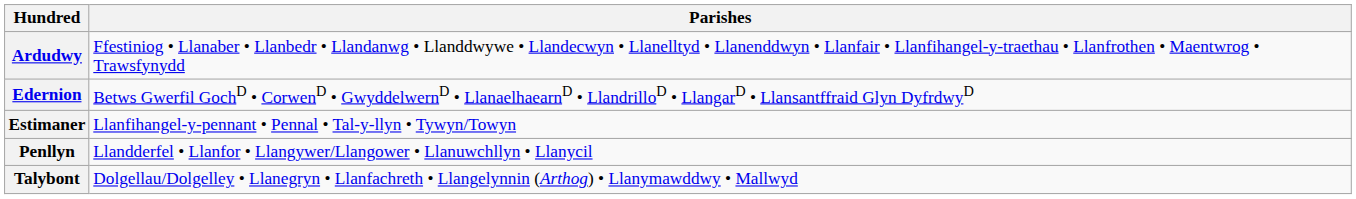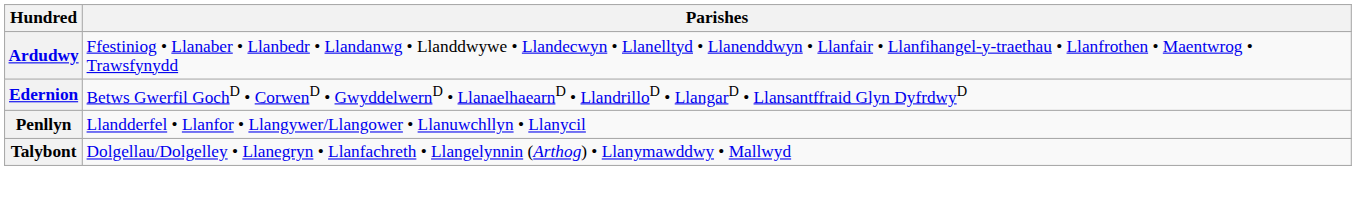- row: (47, 124)
